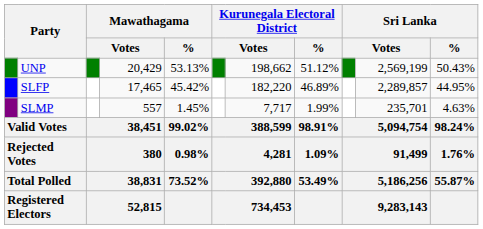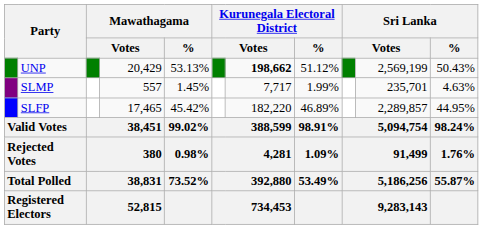(271, 68) normal -> (271, 68) bold
rows swapped: (35, 87) <-> (37, 107)
